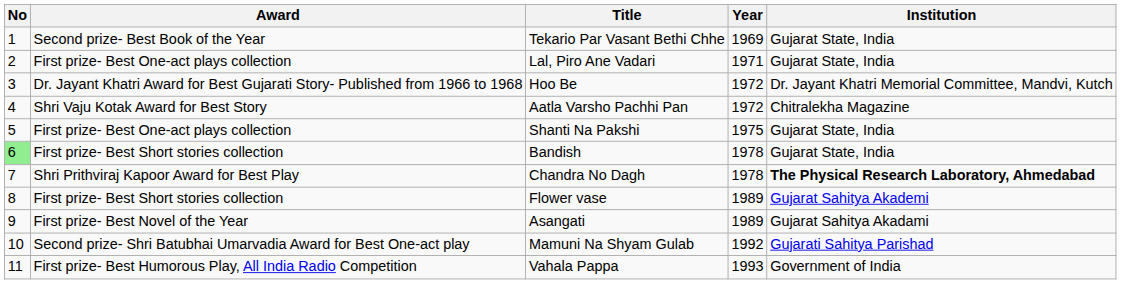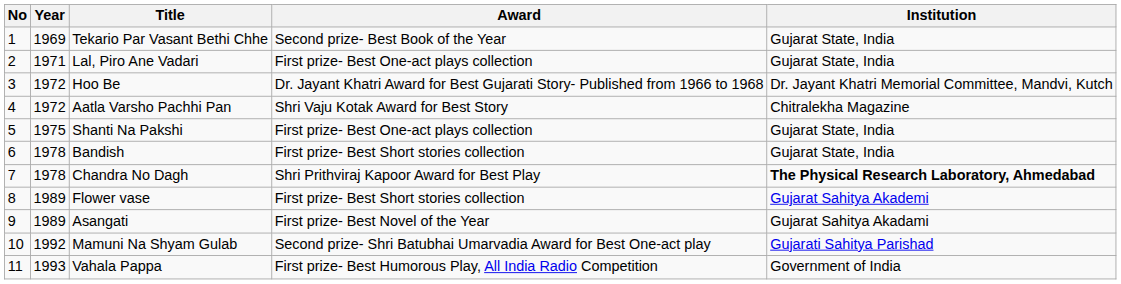columns swapped: (748, 15) <-> (278, 15)
(12, 152) lightgreen background -> (12, 152) no background
